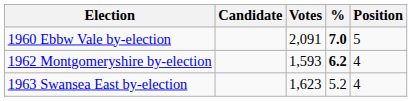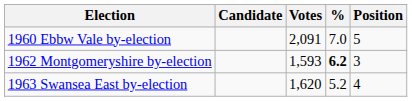(338, 38) bold -> (338, 38) normal
(357, 61) 4 -> (357, 61) 3
(305, 84) 1,623 -> (305, 84) 1,620
